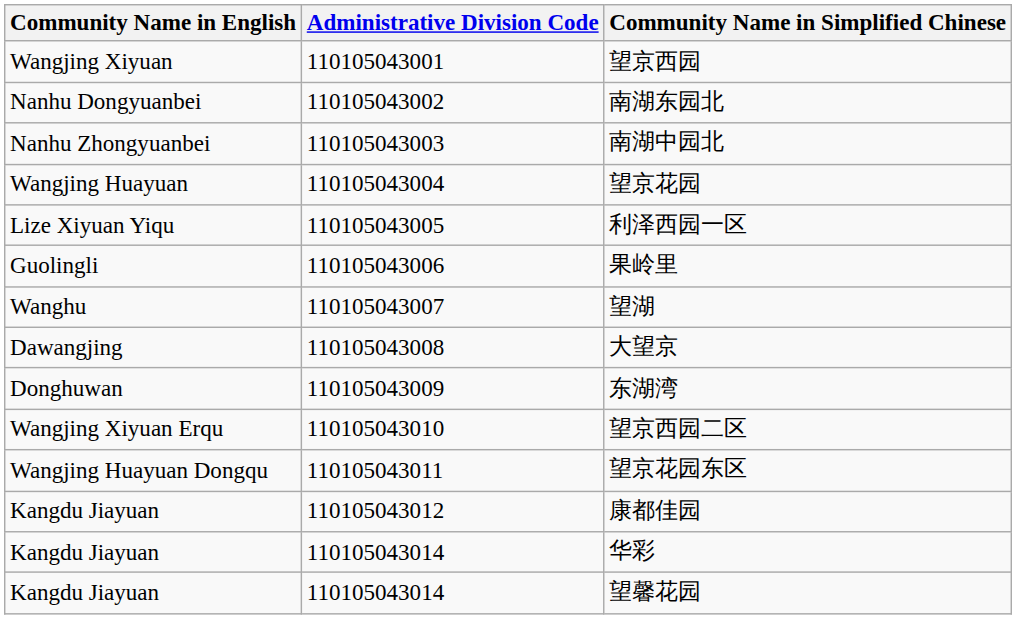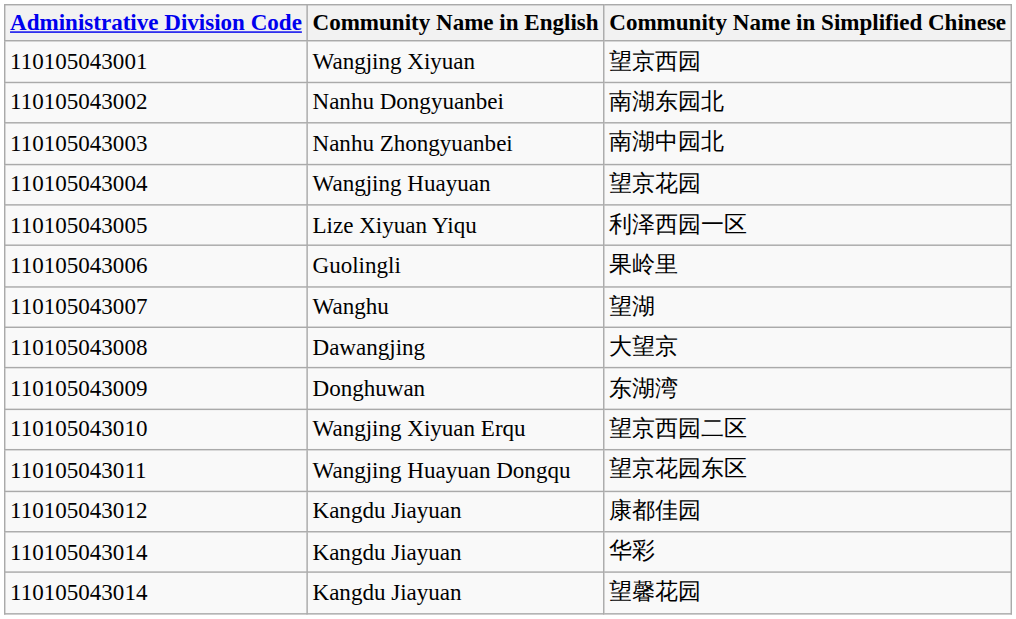columns swapped: (453, 22) <-> (153, 22)
